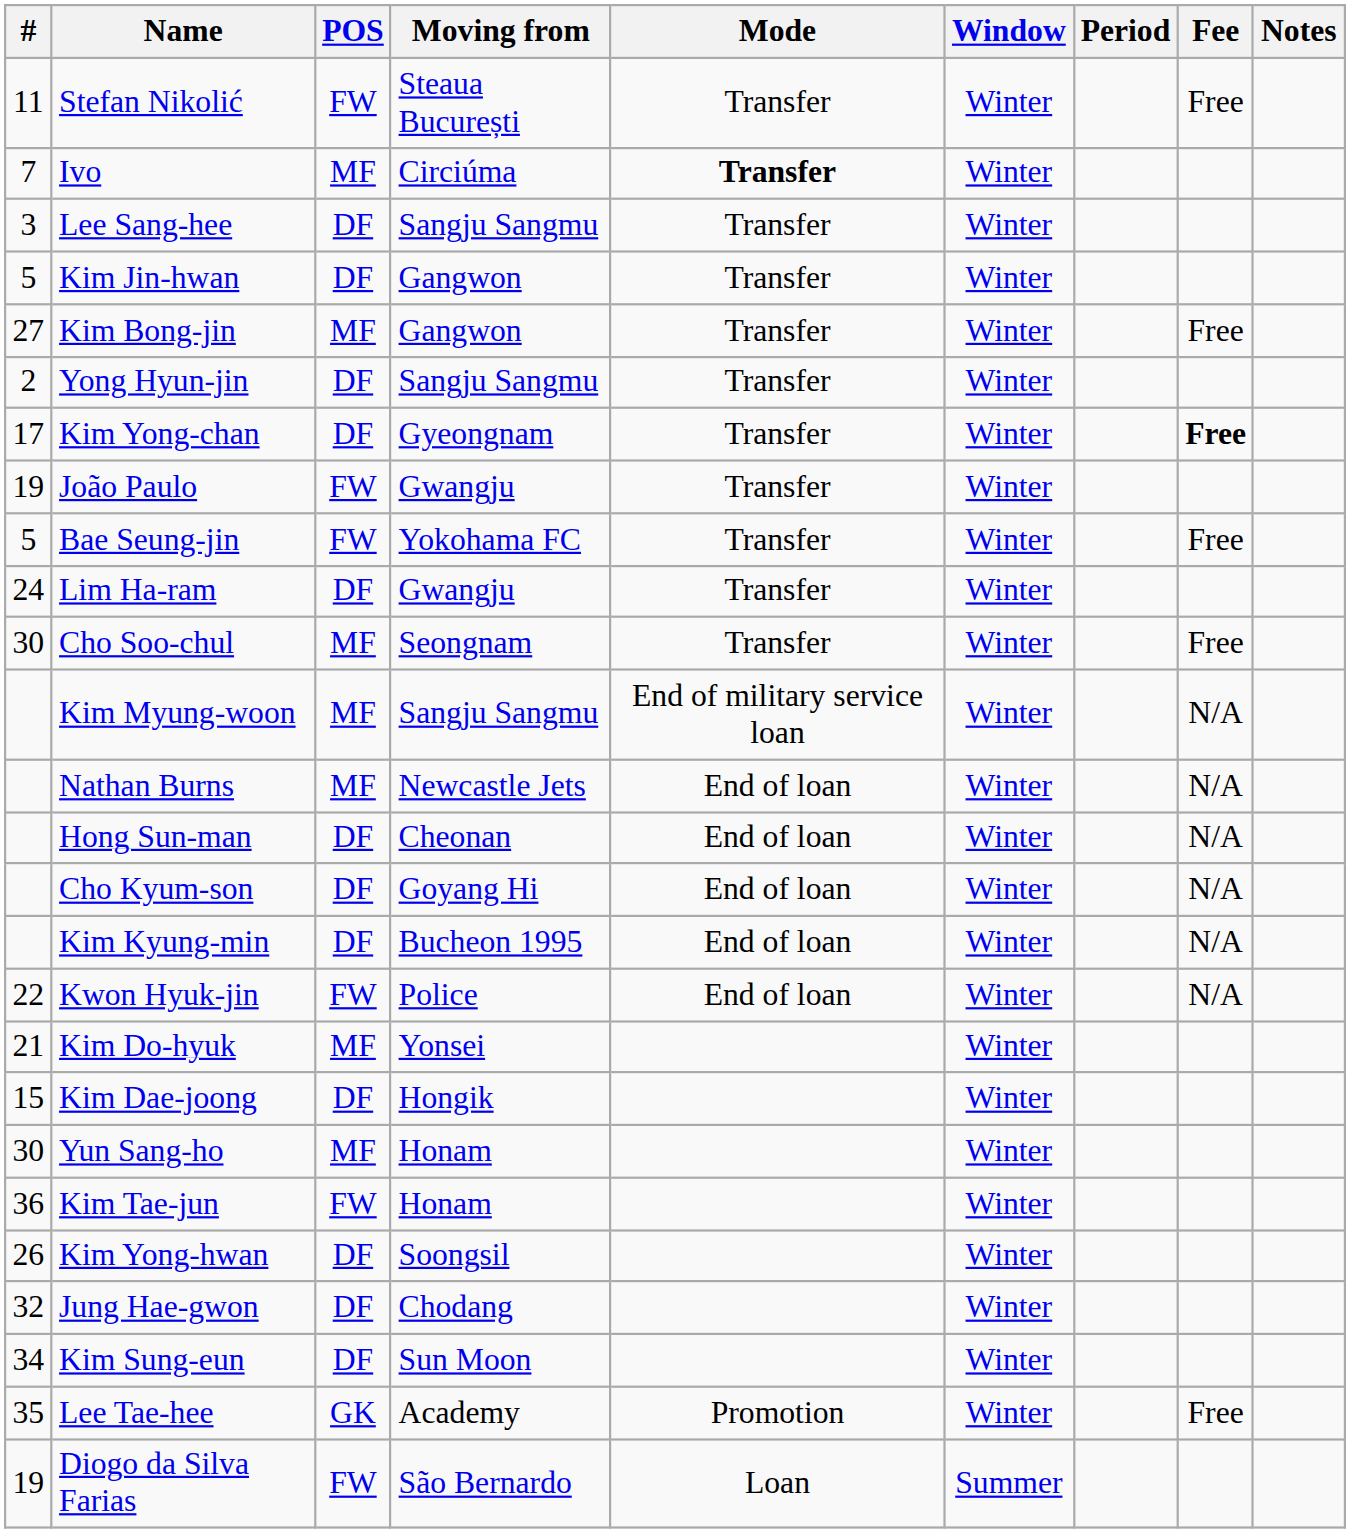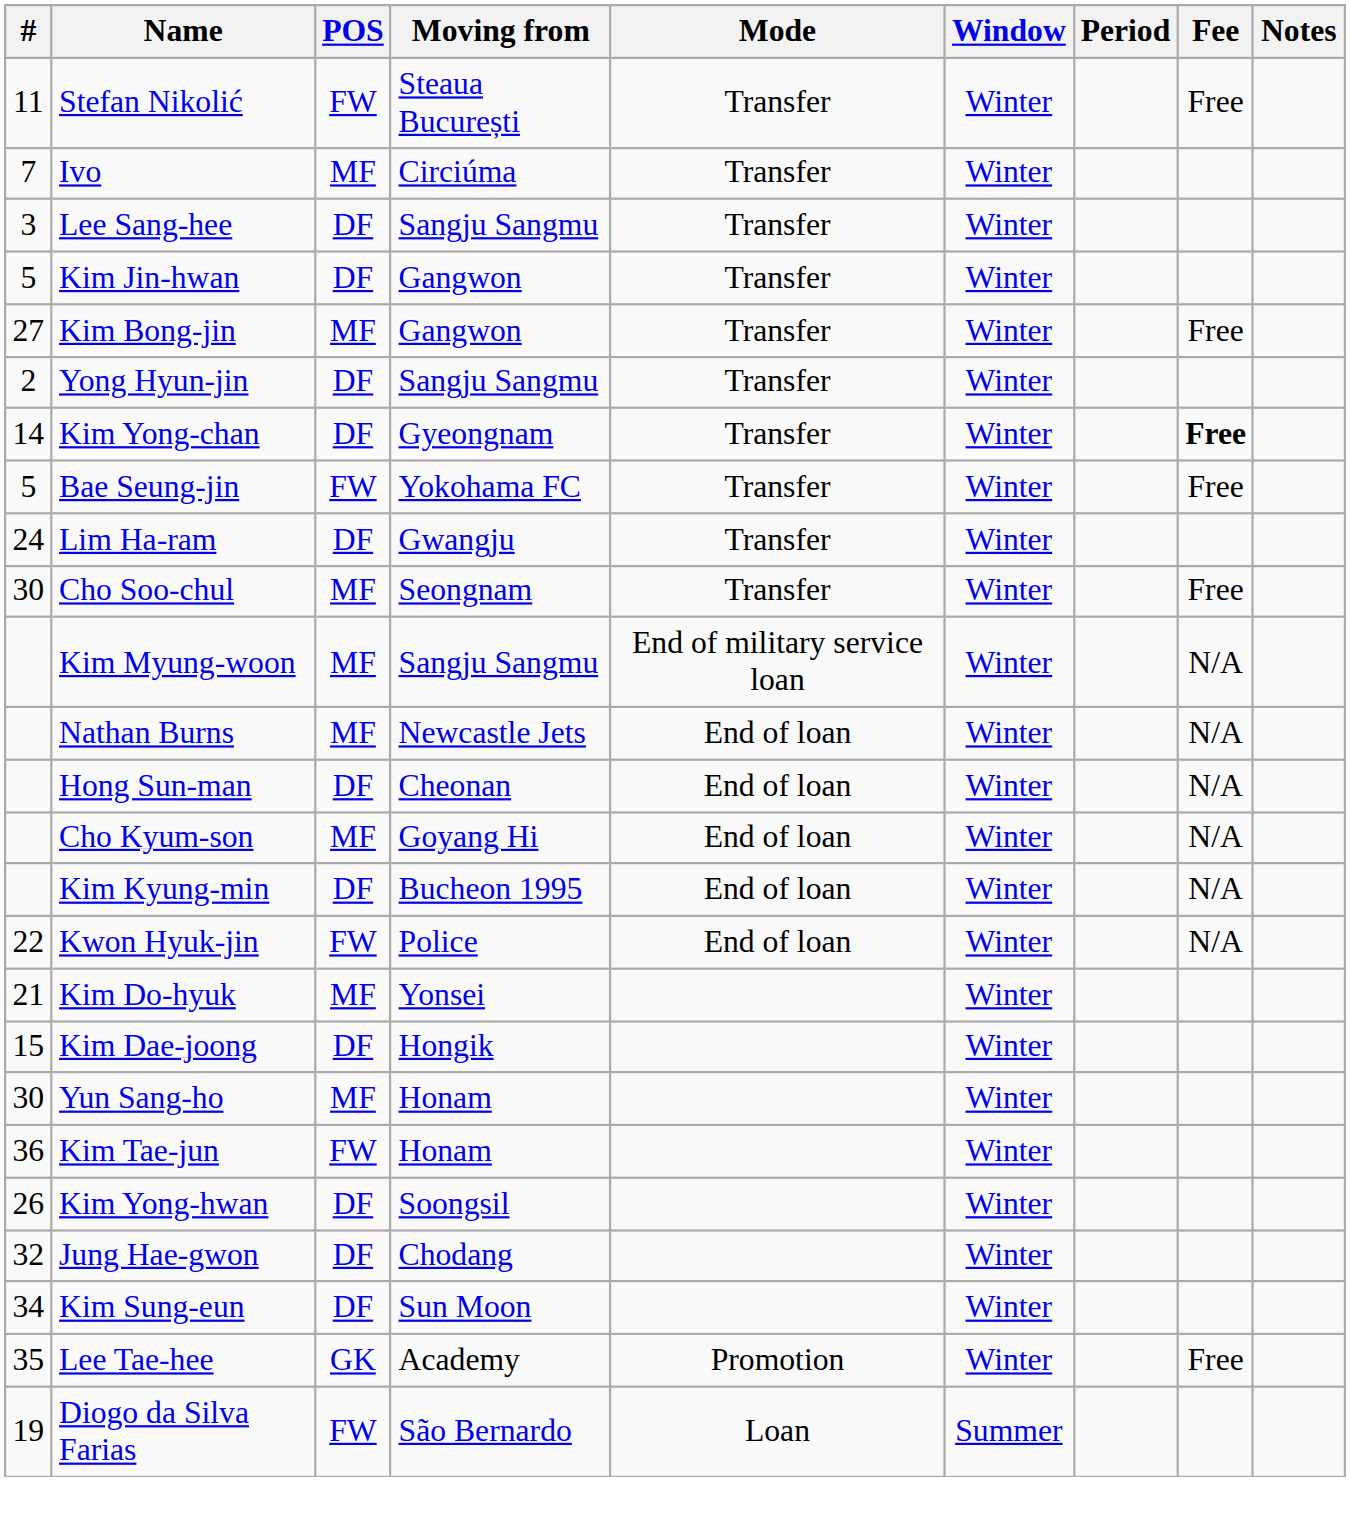(777, 172) bold -> (777, 172) normal
(28, 434) 17 -> (28, 434) 14
- row: (128, 486)
(353, 889) DF -> (353, 837) MF
